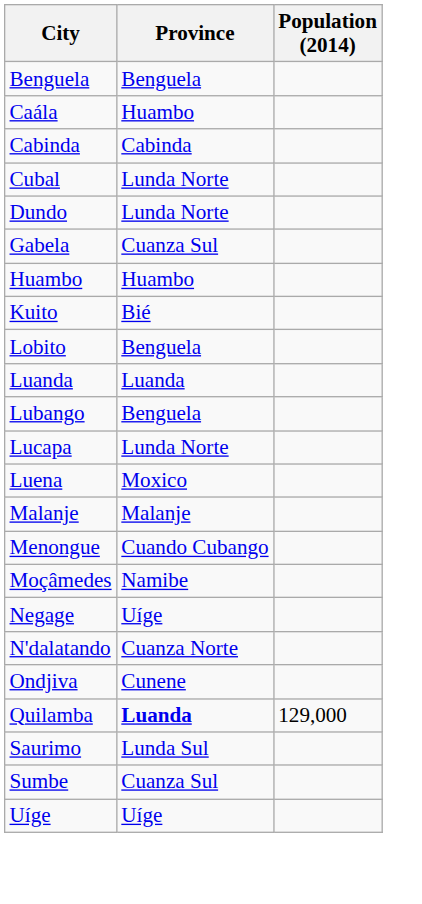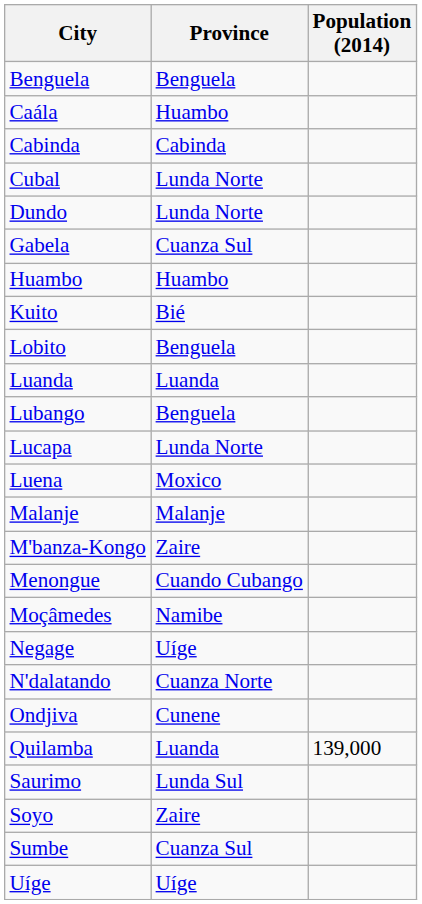+ row: (78, 547)
(157, 714) bold -> (187, 748) normal
(313, 714) 129,000 -> (347, 748) 139,000
+ row: (31, 815)
